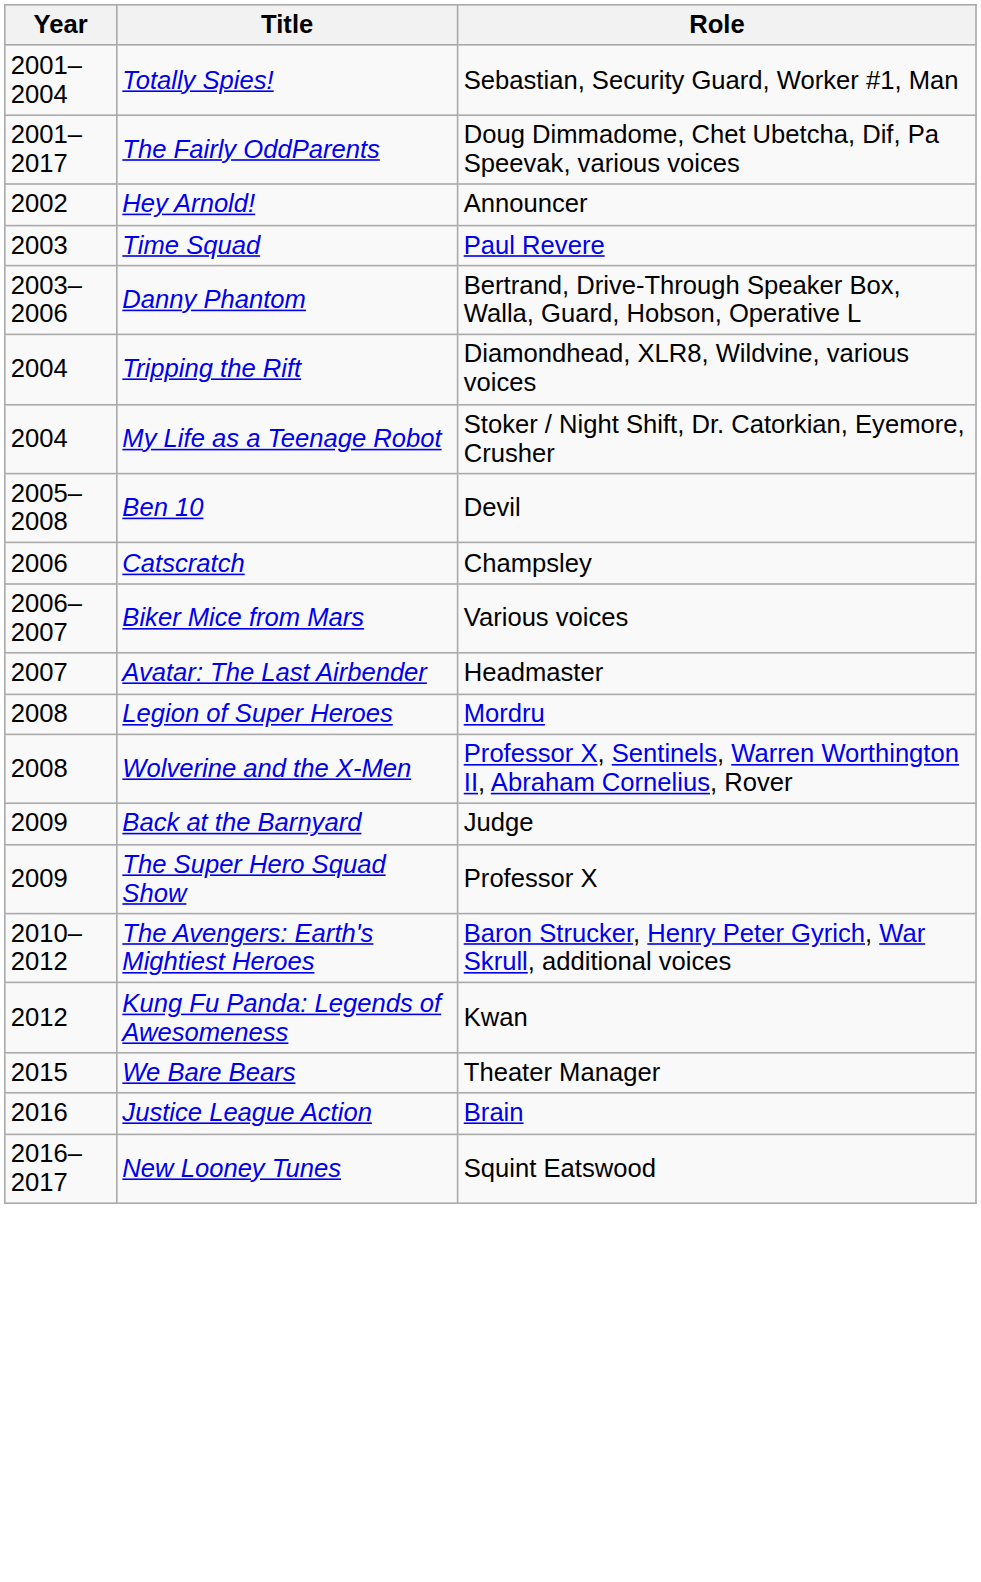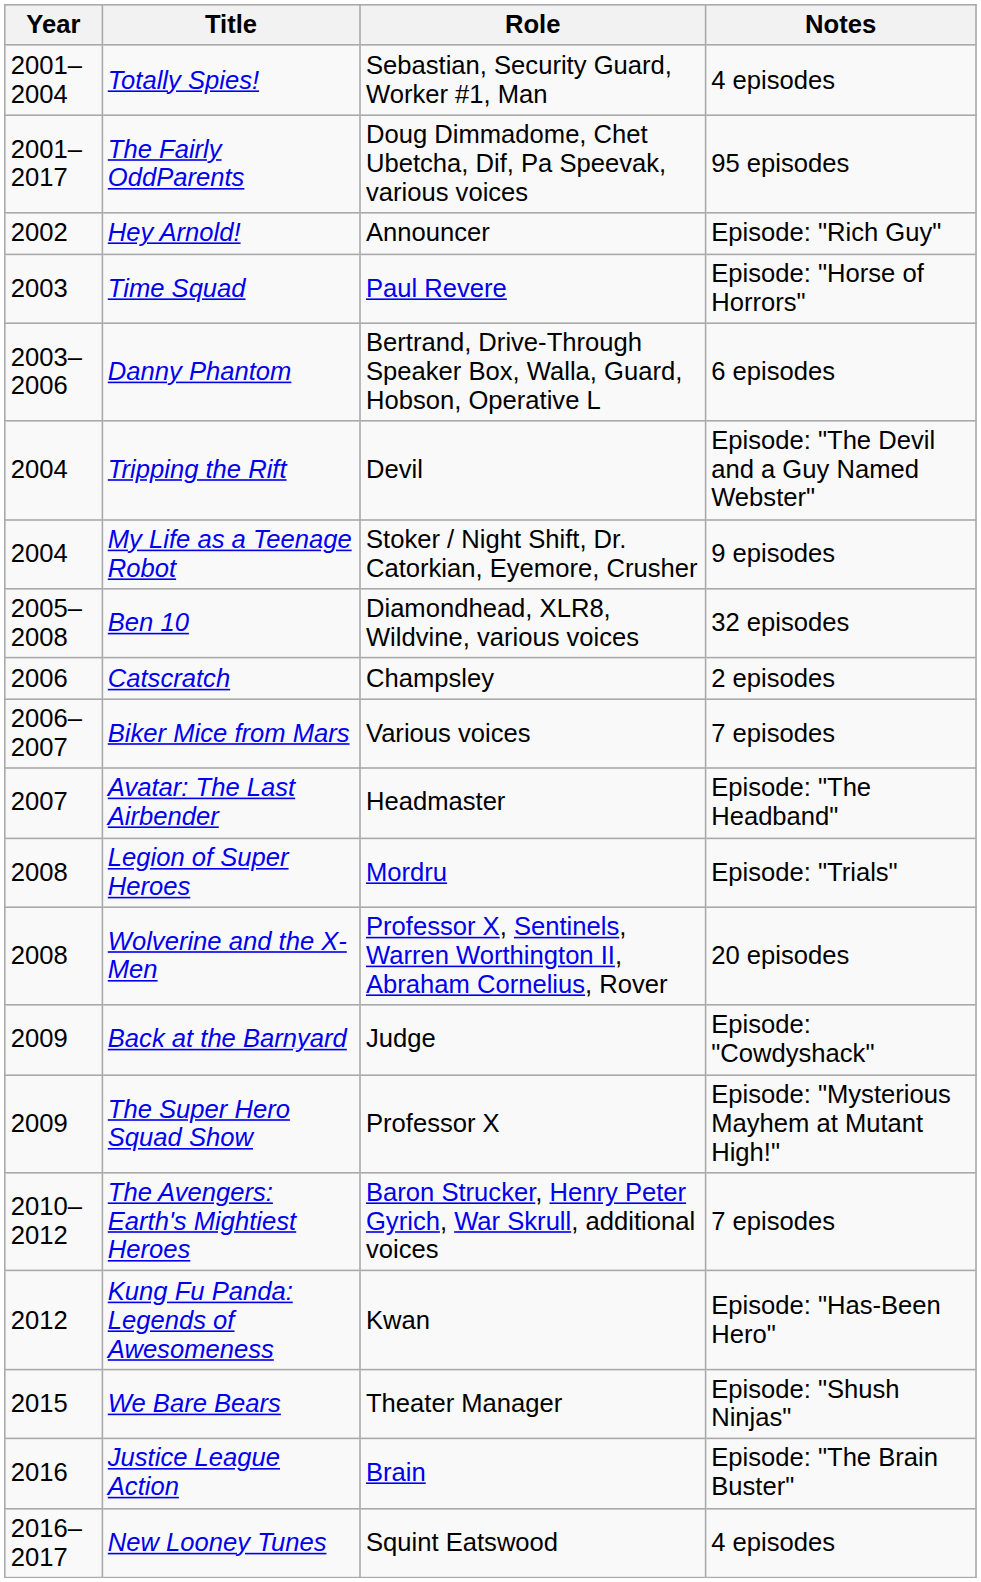+ column: (841, 24)
(686, 369) Diamondhead, XLR8, Wildvine, various voices -> (394, 470) Devil
(492, 508) Devil -> (503, 623) Diamondhead, XLR8, Wildvine, various voices
